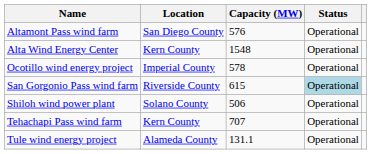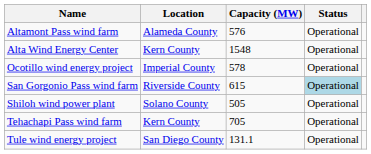(183, 31) San Diego County -> (180, 31) Alameda County
(237, 103) 506 -> (237, 103) 505
(237, 121) 707 -> (237, 121) 705
(180, 140) Alameda County -> (183, 140) San Diego County
